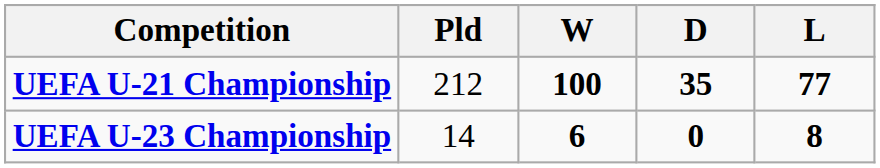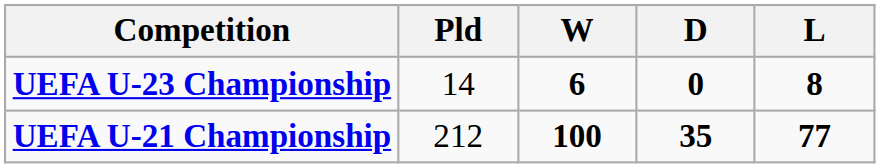rows swapped: (202, 135) <-> (202, 83)
